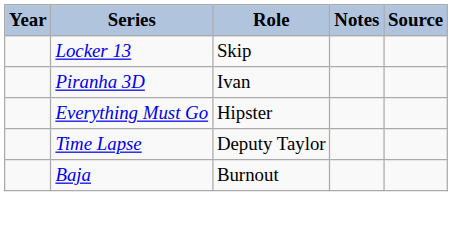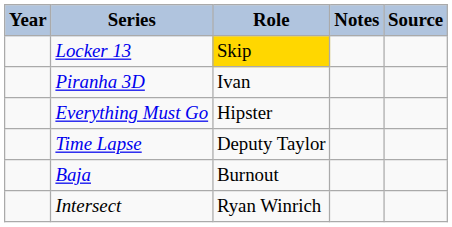(234, 51) no background -> (234, 51) gold background
+ row: (88, 206)
